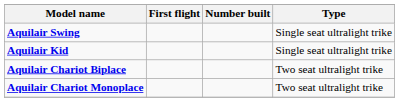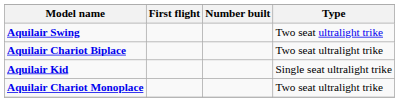(334, 32) Single seat ultralight trike -> (329, 32) Two seat ultralight trike
rows swapped: (38, 51) <-> (66, 69)
